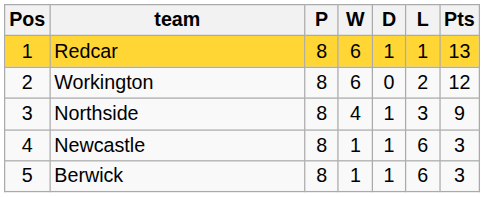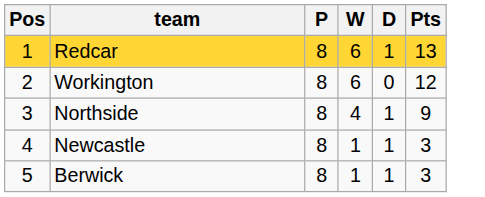- column: (423, 20)
